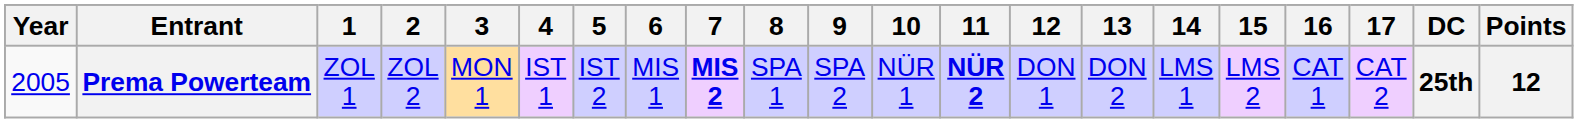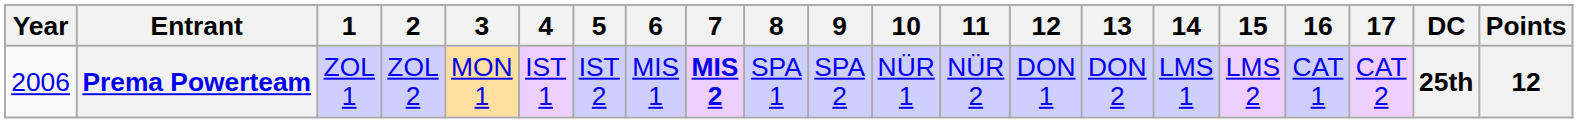(41, 81) 2005 -> (41, 81) 2006
(976, 81) bold -> (976, 81) normal
